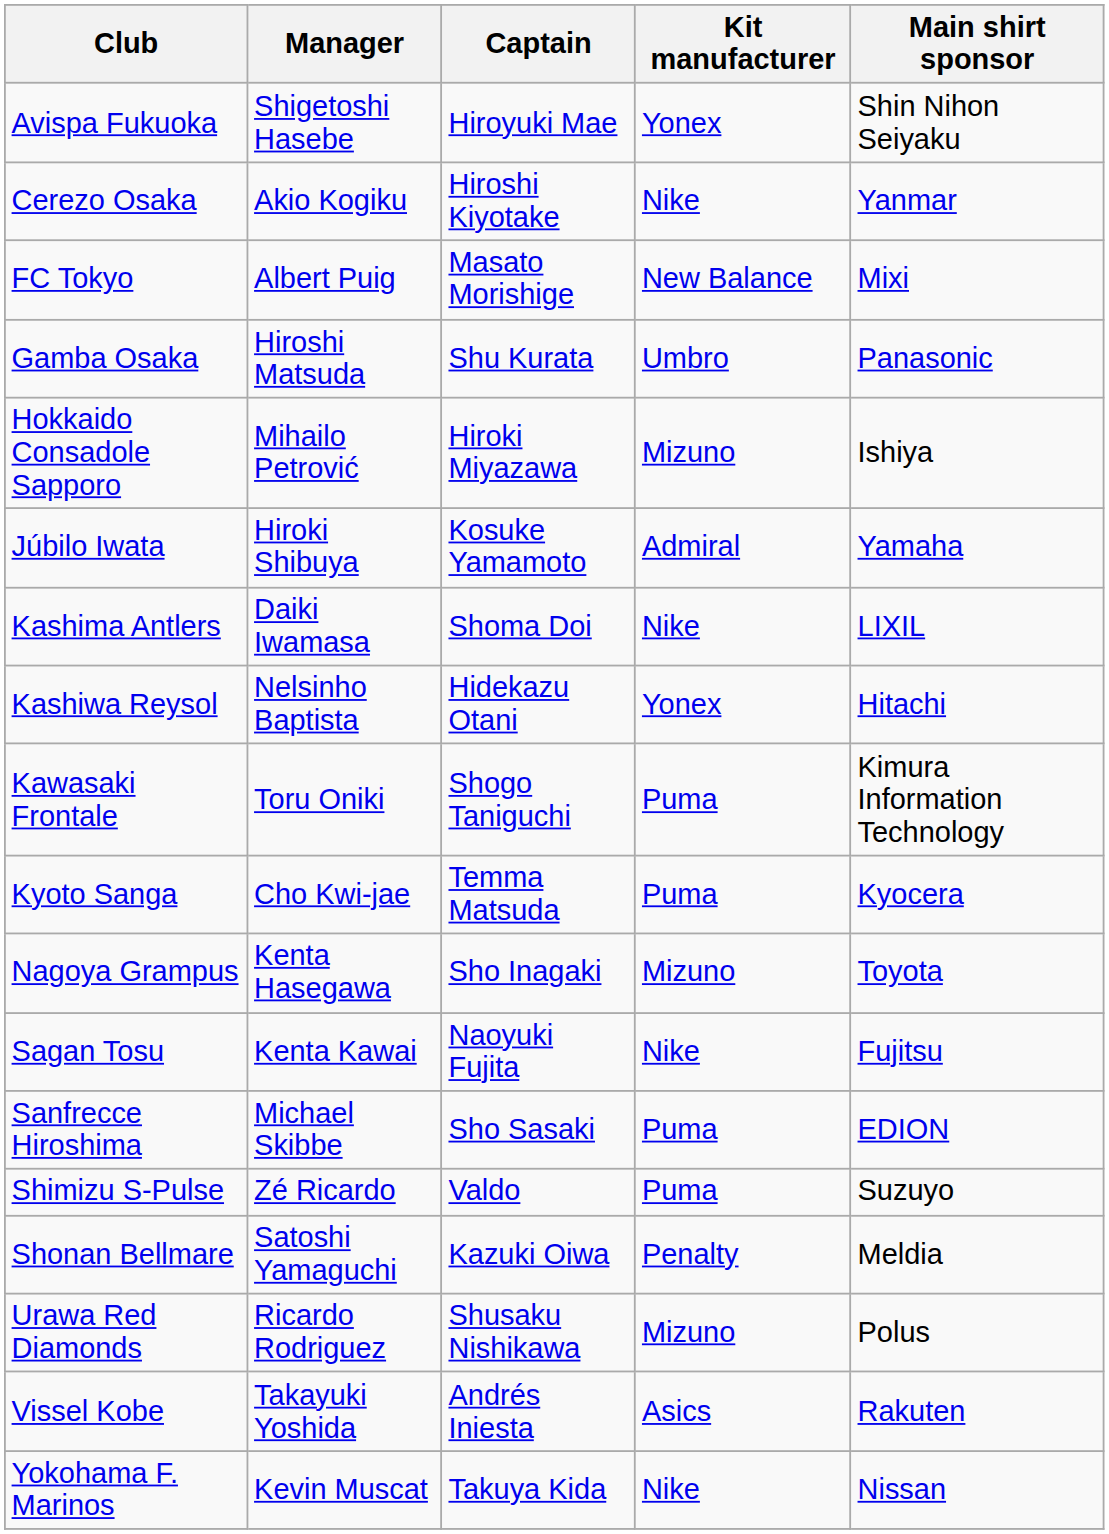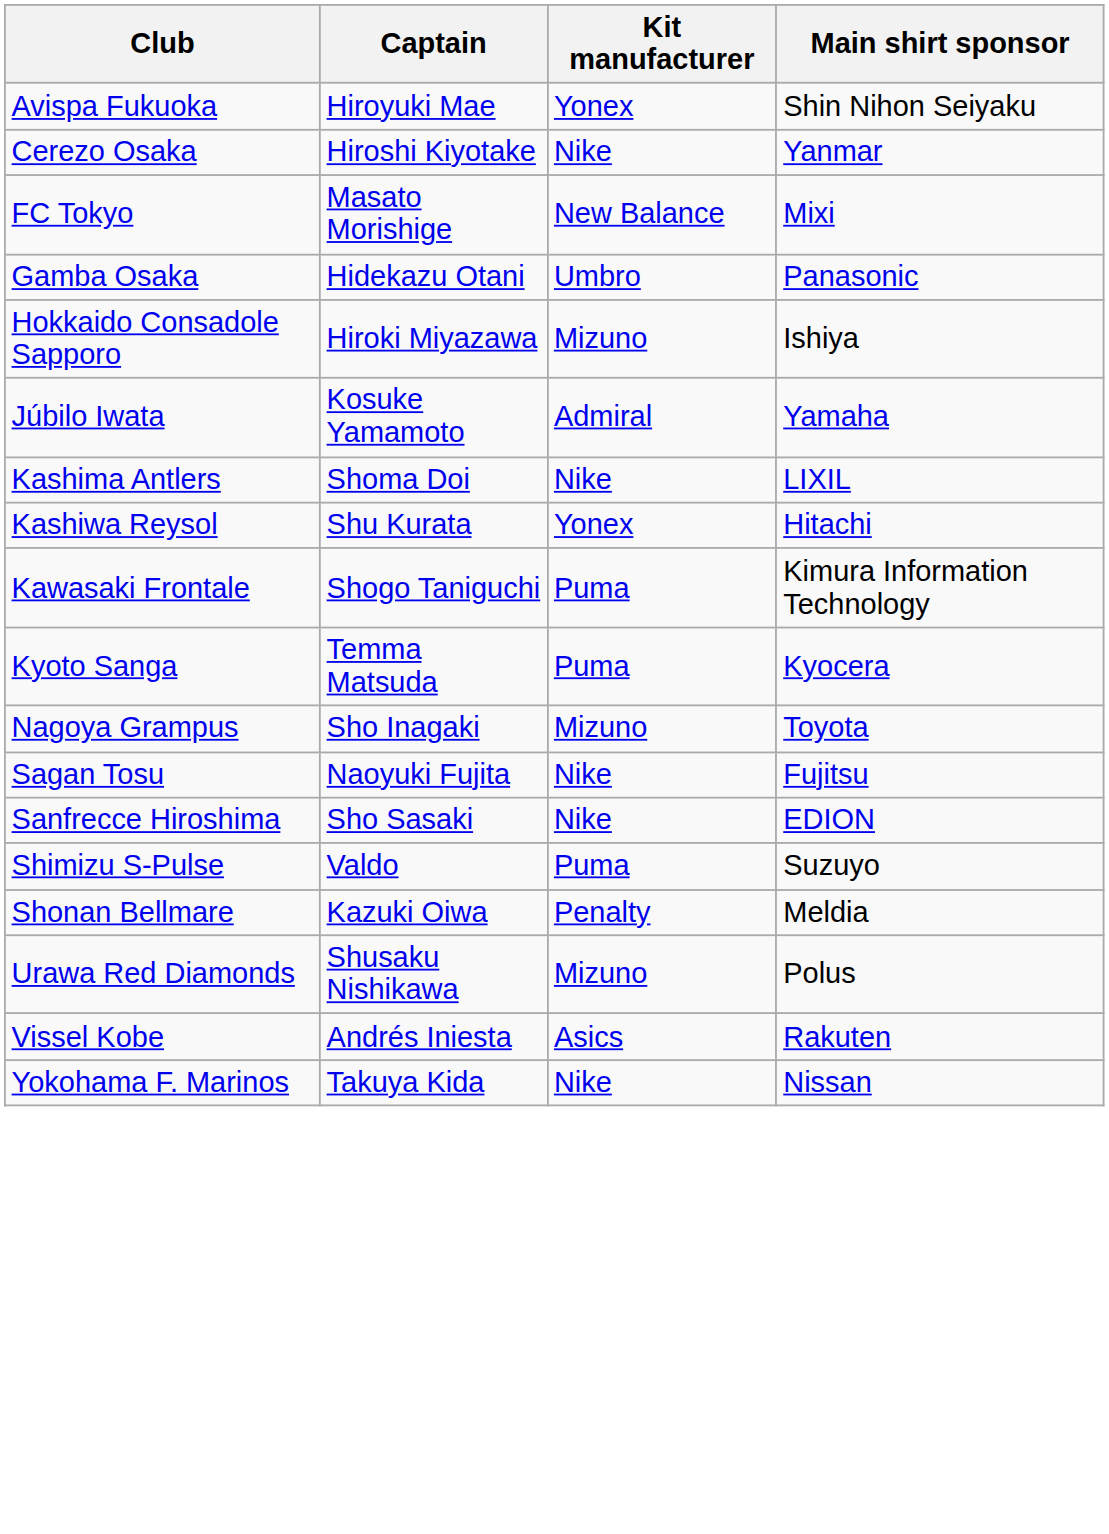- column: (345, 43)
(521, 357) Shu Kurata -> (426, 276) Hidekazu Otani
(509, 704) Hidekazu Otani -> (399, 525) Shu Kurata
(680, 1129) Puma -> (583, 820) Nike
